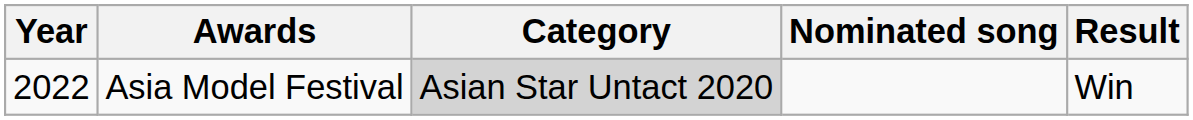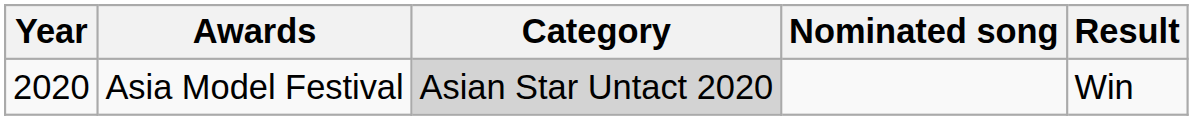(51, 86) 2022 -> (51, 86) 2020
